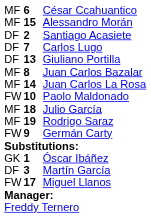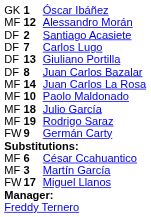rows swapped: (76, 158) <-> (90, 10)
(30, 22) 15 -> (30, 22) 12
(12, 72) MF -> (12, 72) DF
(13, 96) FW -> (12, 96) MF
(12, 170) DF -> (12, 170) MF
